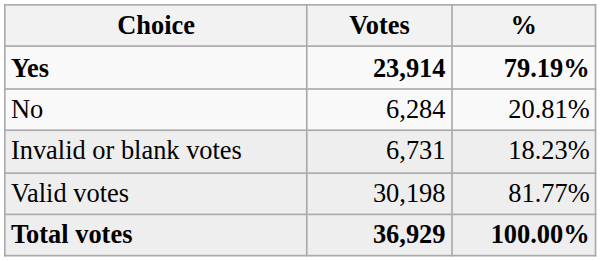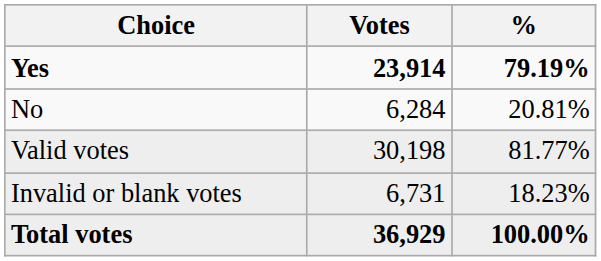rows swapped: (70, 192) <-> (126, 151)
